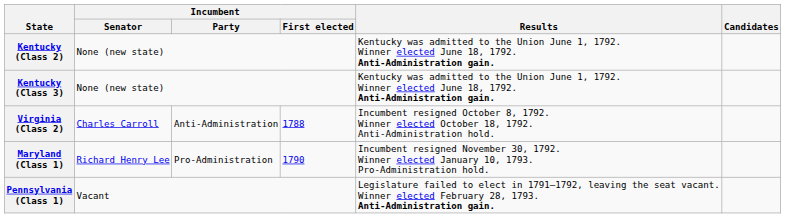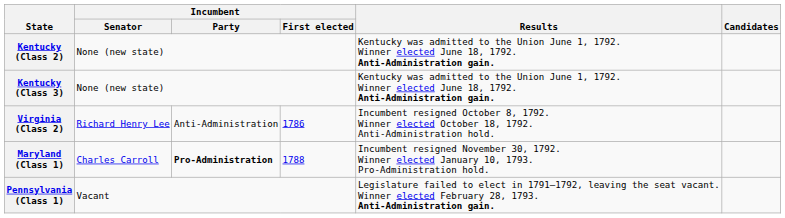(118, 124) Charles Carroll -> (123, 124) Richard Henry Lee
(293, 124) 1788 -> (293, 124) 1786
(123, 159) Richard Henry Lee -> (118, 159) Charles Carroll
(223, 159) normal -> (223, 159) bold
(293, 159) 1790 -> (293, 159) 1788
